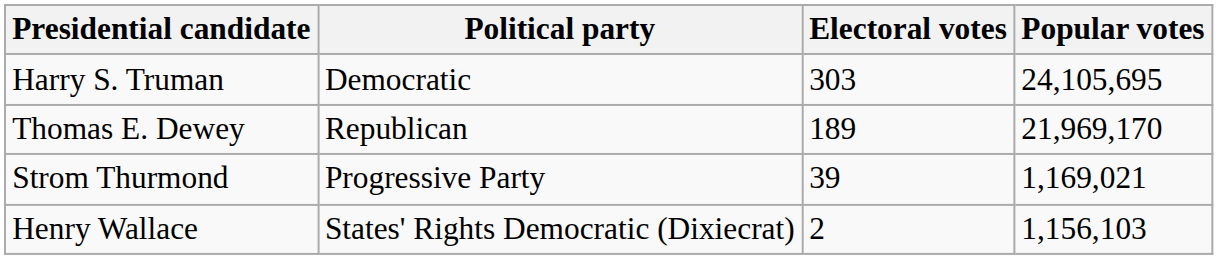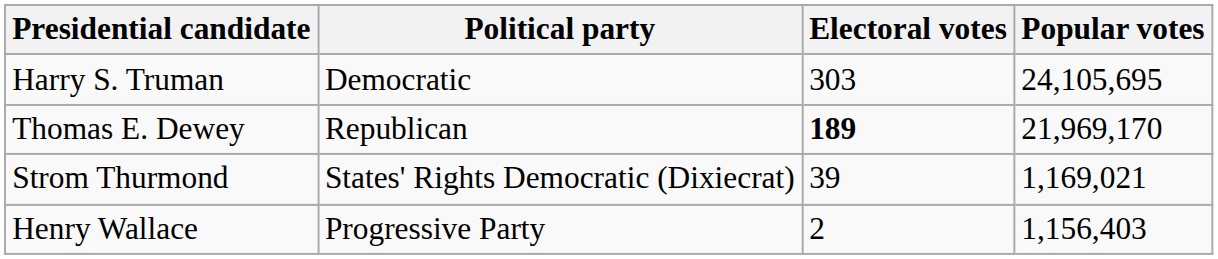(833, 128) normal -> (833, 128) bold
(435, 178) Progressive Party -> (560, 178) States' Rights Democratic (Dixiecrat)
(560, 228) States' Rights Democratic (Dixiecrat) -> (435, 228) Progressive Party
(1084, 228) 1,156,103 -> (1084, 228) 1,156,403
